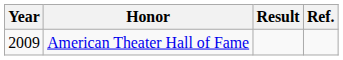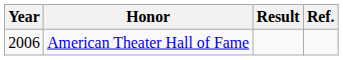(24, 42) 2009 -> (24, 42) 2006
